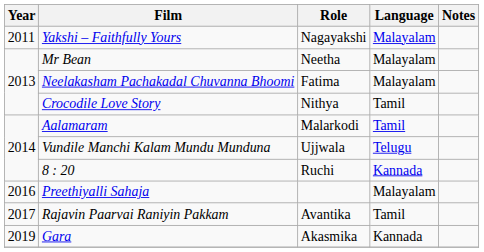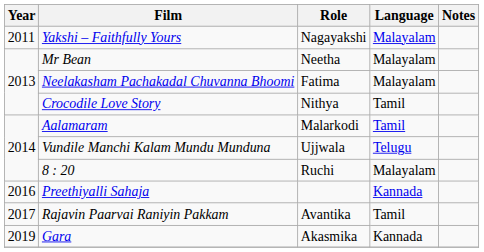(398, 170) Kannada -> (404, 170) Malayalam
(404, 192) Malayalam -> (398, 192) Kannada
